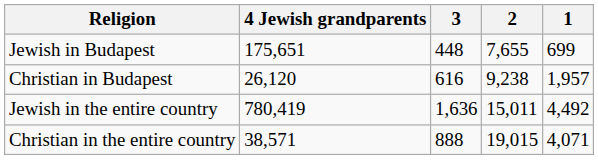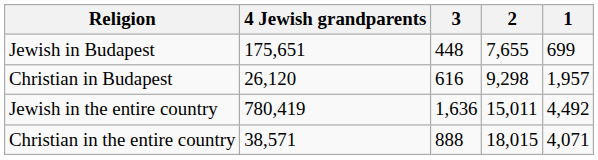(507, 79) 9,238 -> (507, 79) 9,298
(512, 139) 19,015 -> (512, 139) 18,015
